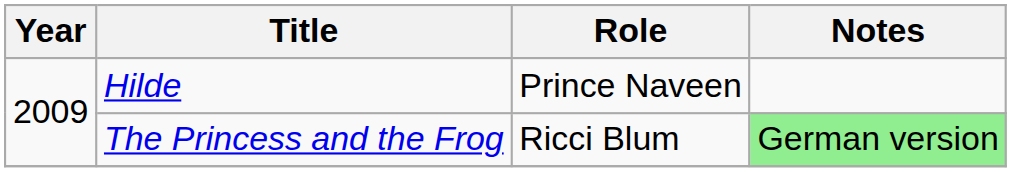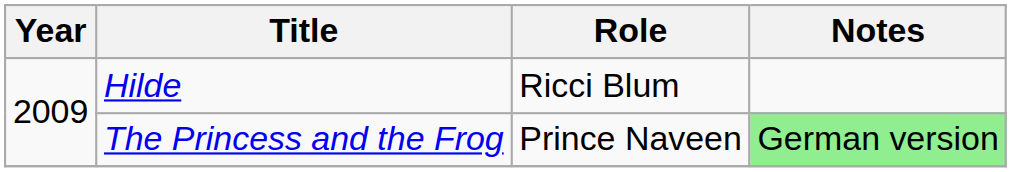(631, 85) Prince Naveen -> (599, 85) Ricci Blum
(599, 138) Ricci Blum -> (631, 138) Prince Naveen
